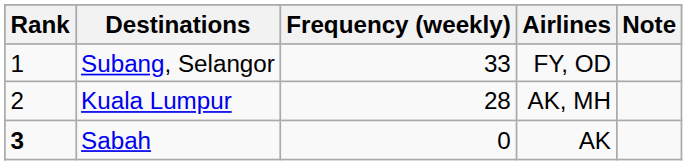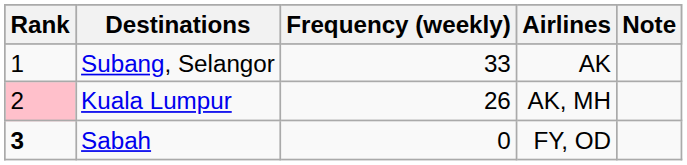(572, 63) FY, OD -> (595, 63) AK
(17, 102) no background -> (17, 102) pink background
(497, 102) 28 -> (497, 102) 26
(595, 140) AK -> (572, 140) FY, OD
